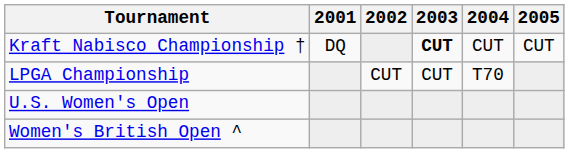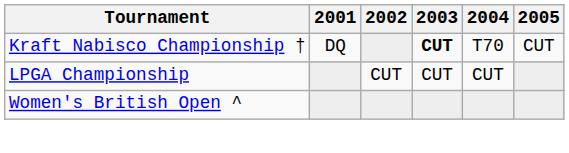(488, 48) CUT -> (488, 48) T70
(488, 76) T70 -> (488, 76) CUT
- row: (99, 105)
